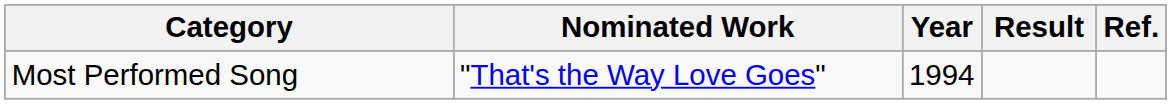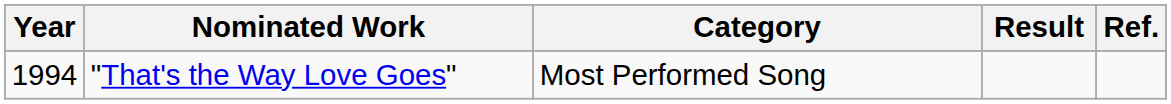columns swapped: (942, 27) <-> (229, 27)
